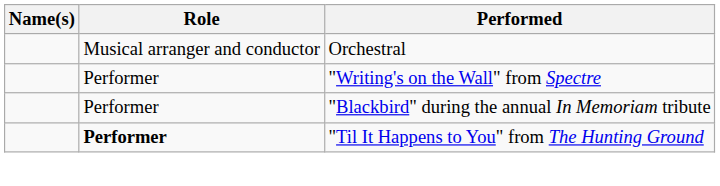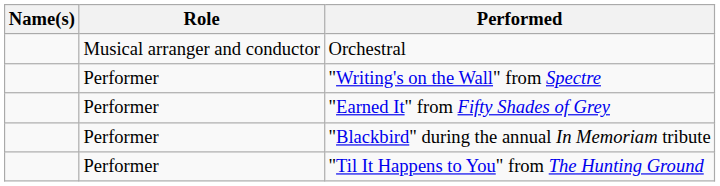+ row: (469, 107)
(125, 136) bold -> (121, 166) normal
